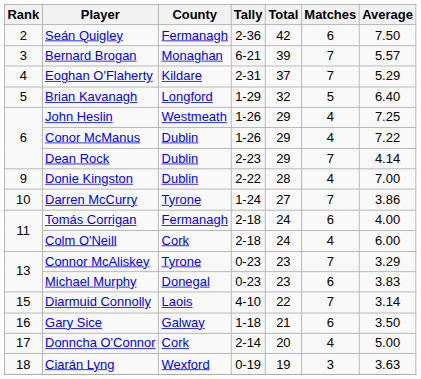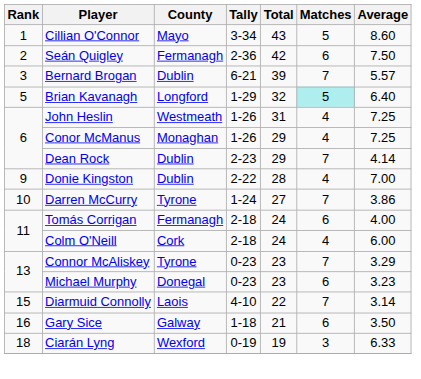+ row: (92, 35)
(192, 55) Monaghan -> (175, 76) Dublin
- row: (99, 76)
(330, 96) no background -> (326, 96) paleturquoise background
(283, 117) 29 -> (279, 117) 31
(180, 138) Dublin -> (188, 138) Monaghan
(388, 138) 7.22 -> (383, 138) 7.25
(388, 281) 3.83 -> (383, 281) 3.23
- row: (100, 343)
(388, 364) 3.63 -> (383, 343) 6.33
